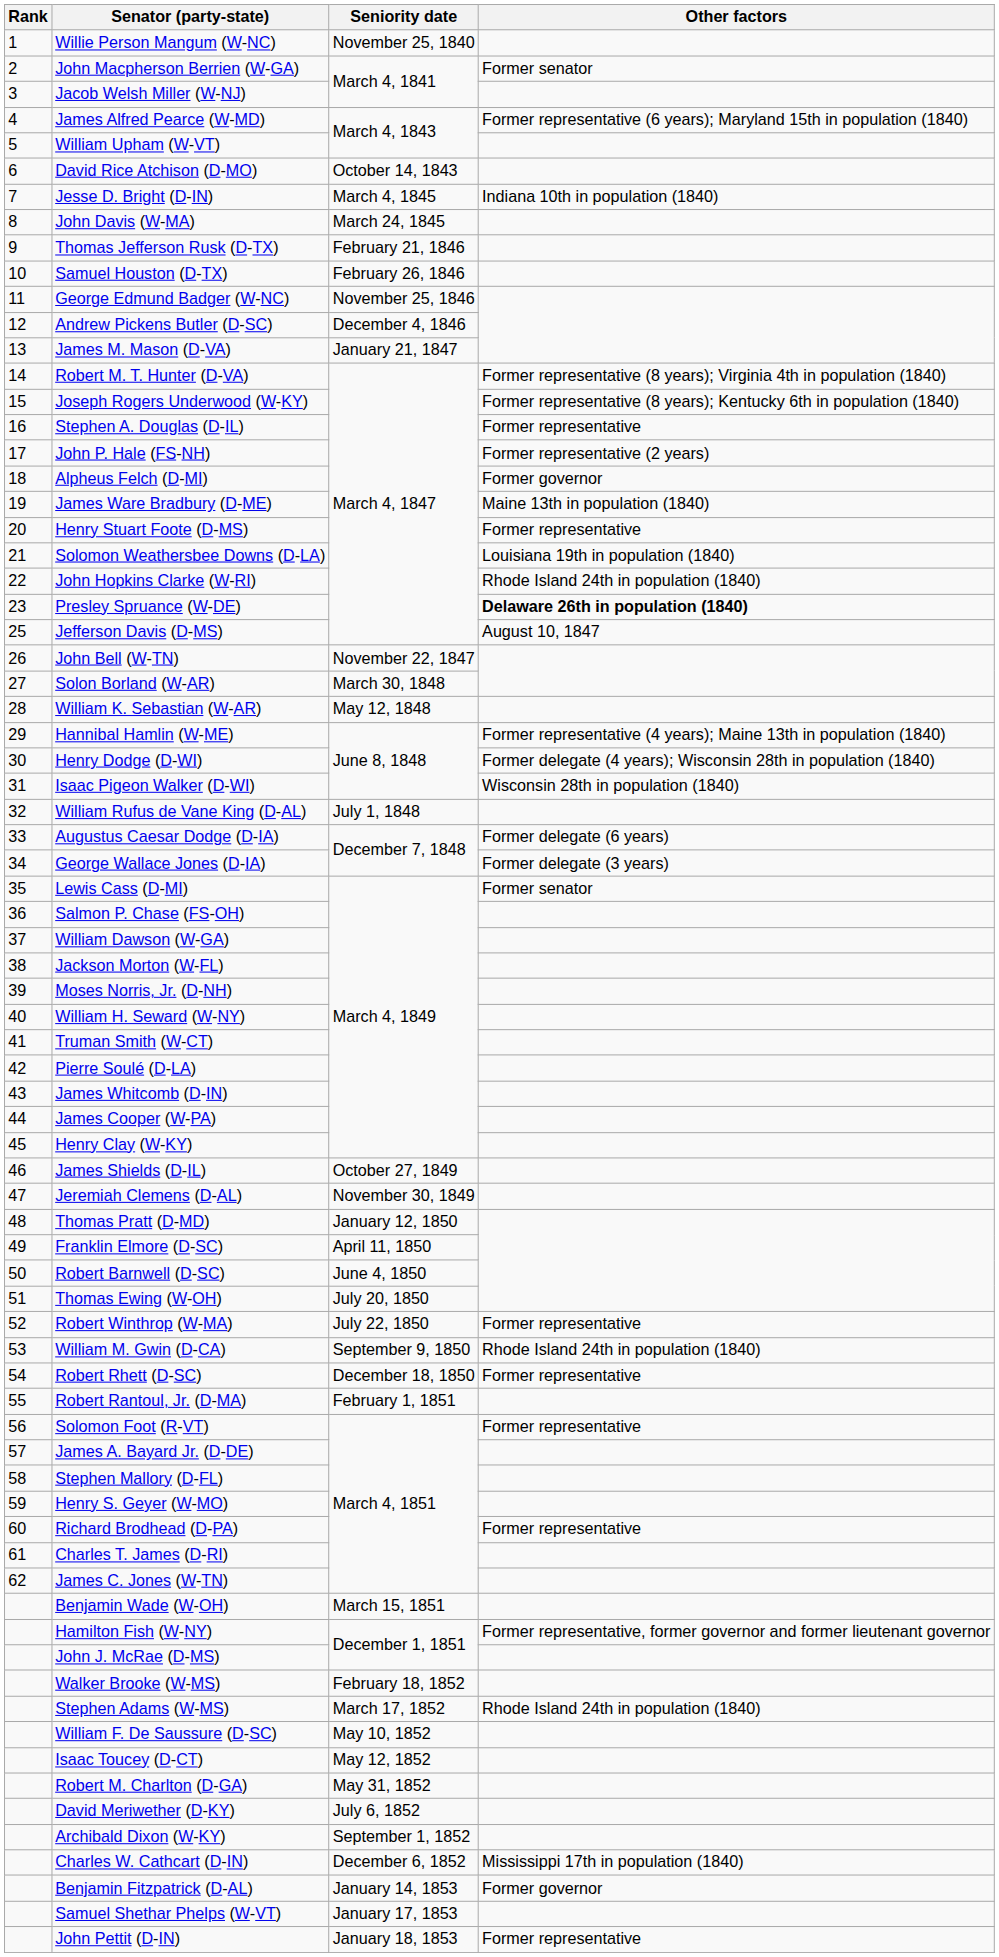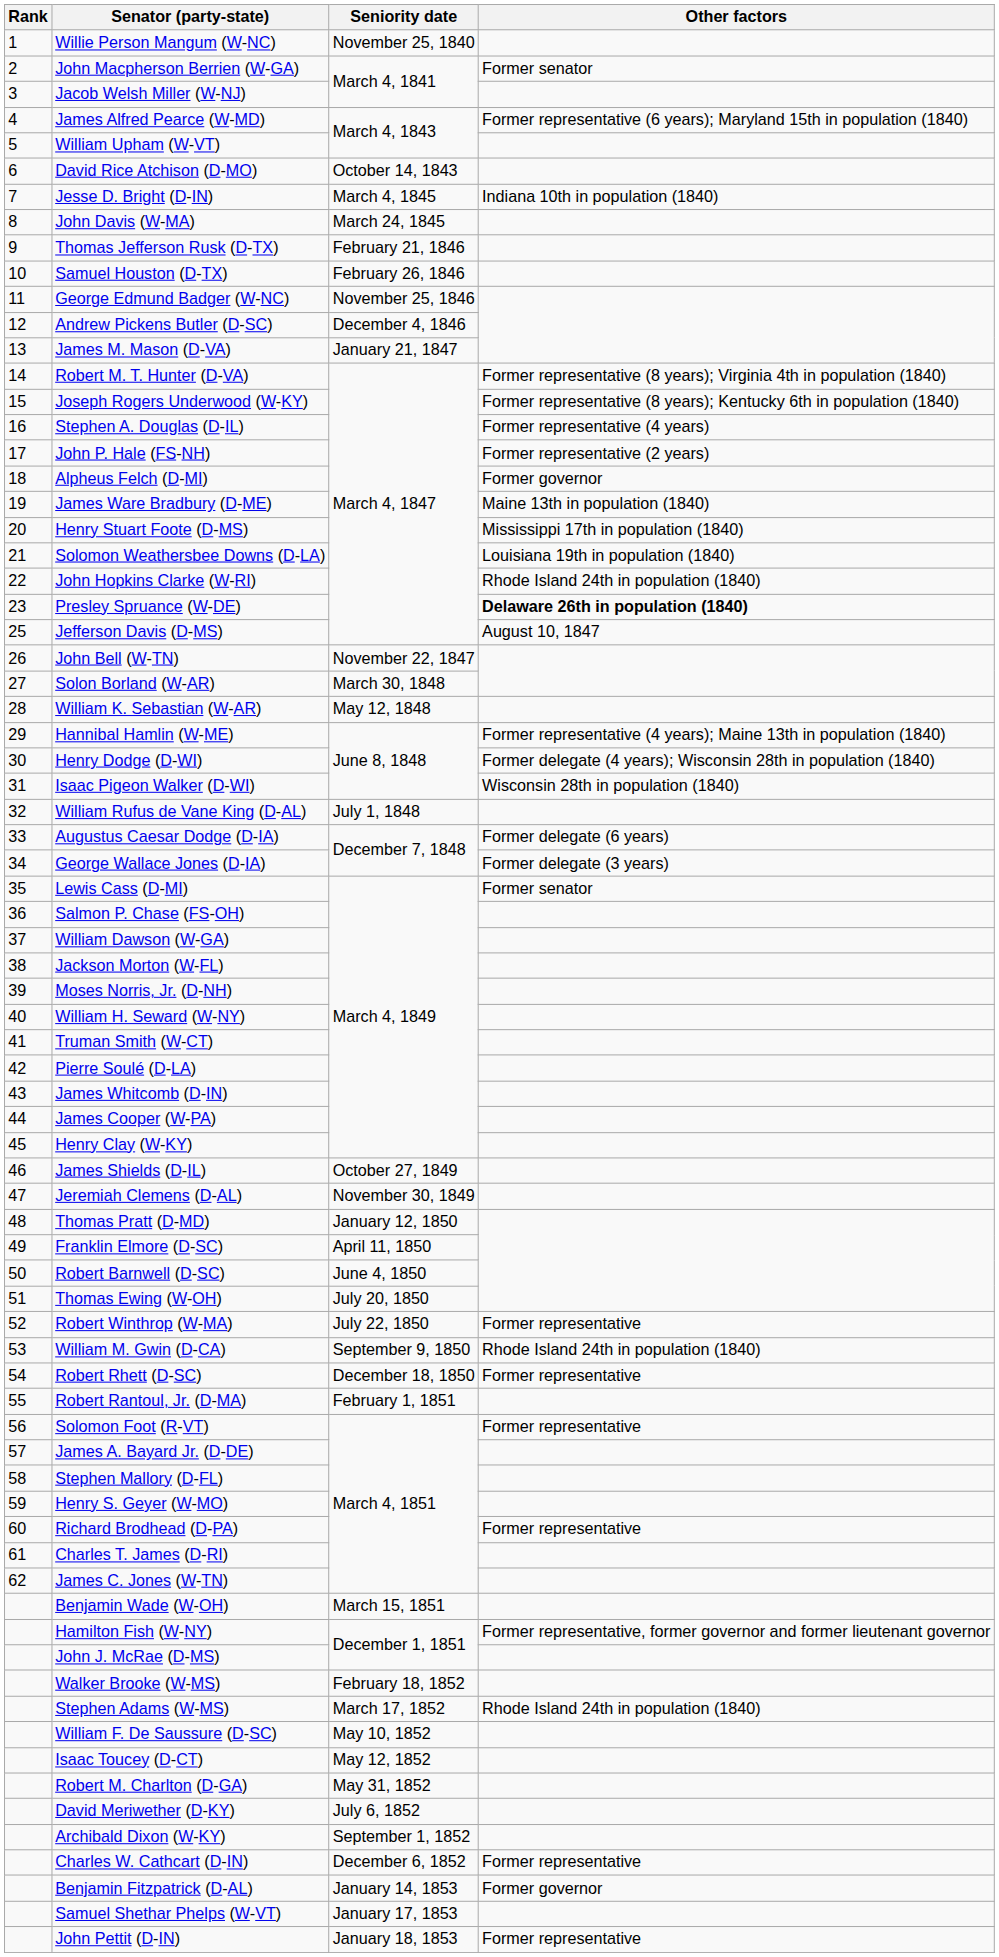(562, 427) Former representative -> (596, 427) Former representative (4 years)
(562, 529) Former representative -> (613, 529) Mississippi 17th in population (1840)
(613, 1862) Mississippi 17th in population (1840) -> (562, 1862) Former representative
